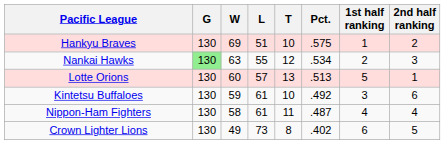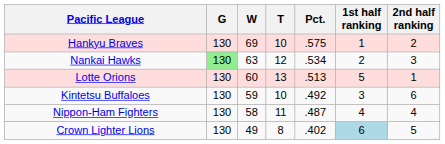- column: (262, 19)
(365, 130) no background -> (362, 130) lightblue background
